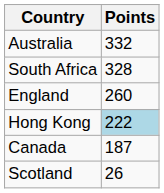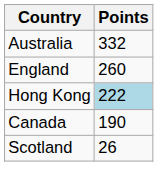- row: (53, 69)
(119, 148) 187 -> (112, 122) 190
